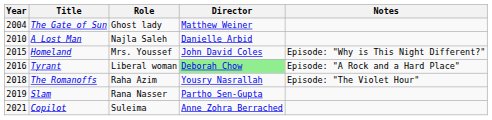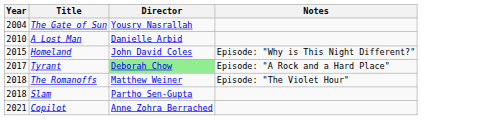- column: (144, 11)
(217, 25) Matthew Weiner -> (152, 25) Yousry Nasrallah
(17, 66) 2016 -> (17, 66) 2017
(222, 80) Yousry Nasrallah -> (147, 80) Matthew Weiner
(17, 94) 2019 -> (17, 94) 2018
